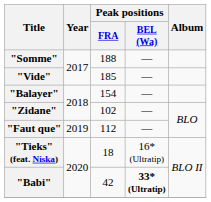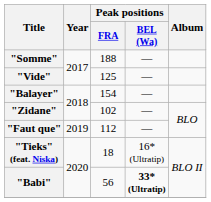(108, 76) 185 -> (108, 76) 125
(108, 182) 42 -> (108, 182) 56
